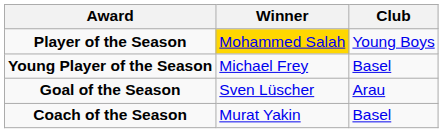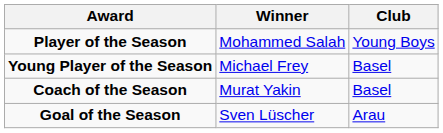(282, 41) gold background -> (282, 41) no background
rows swapped: (110, 115) <-> (110, 90)
